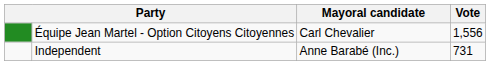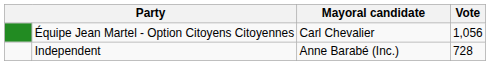(468, 32) 1,556 -> (468, 32) 1,056
(463, 51) 731 -> (463, 51) 728
